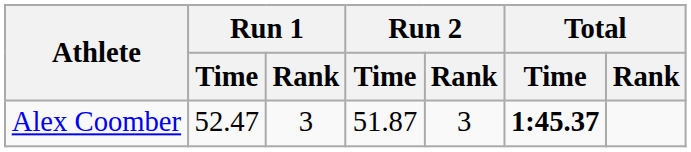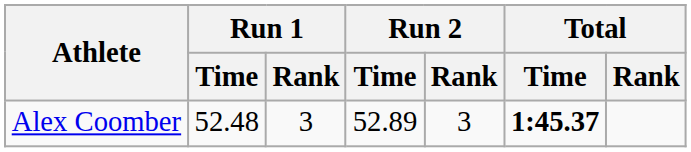(227, 123) 52.47 -> (227, 123) 52.48
(385, 123) 51.87 -> (385, 123) 52.89
